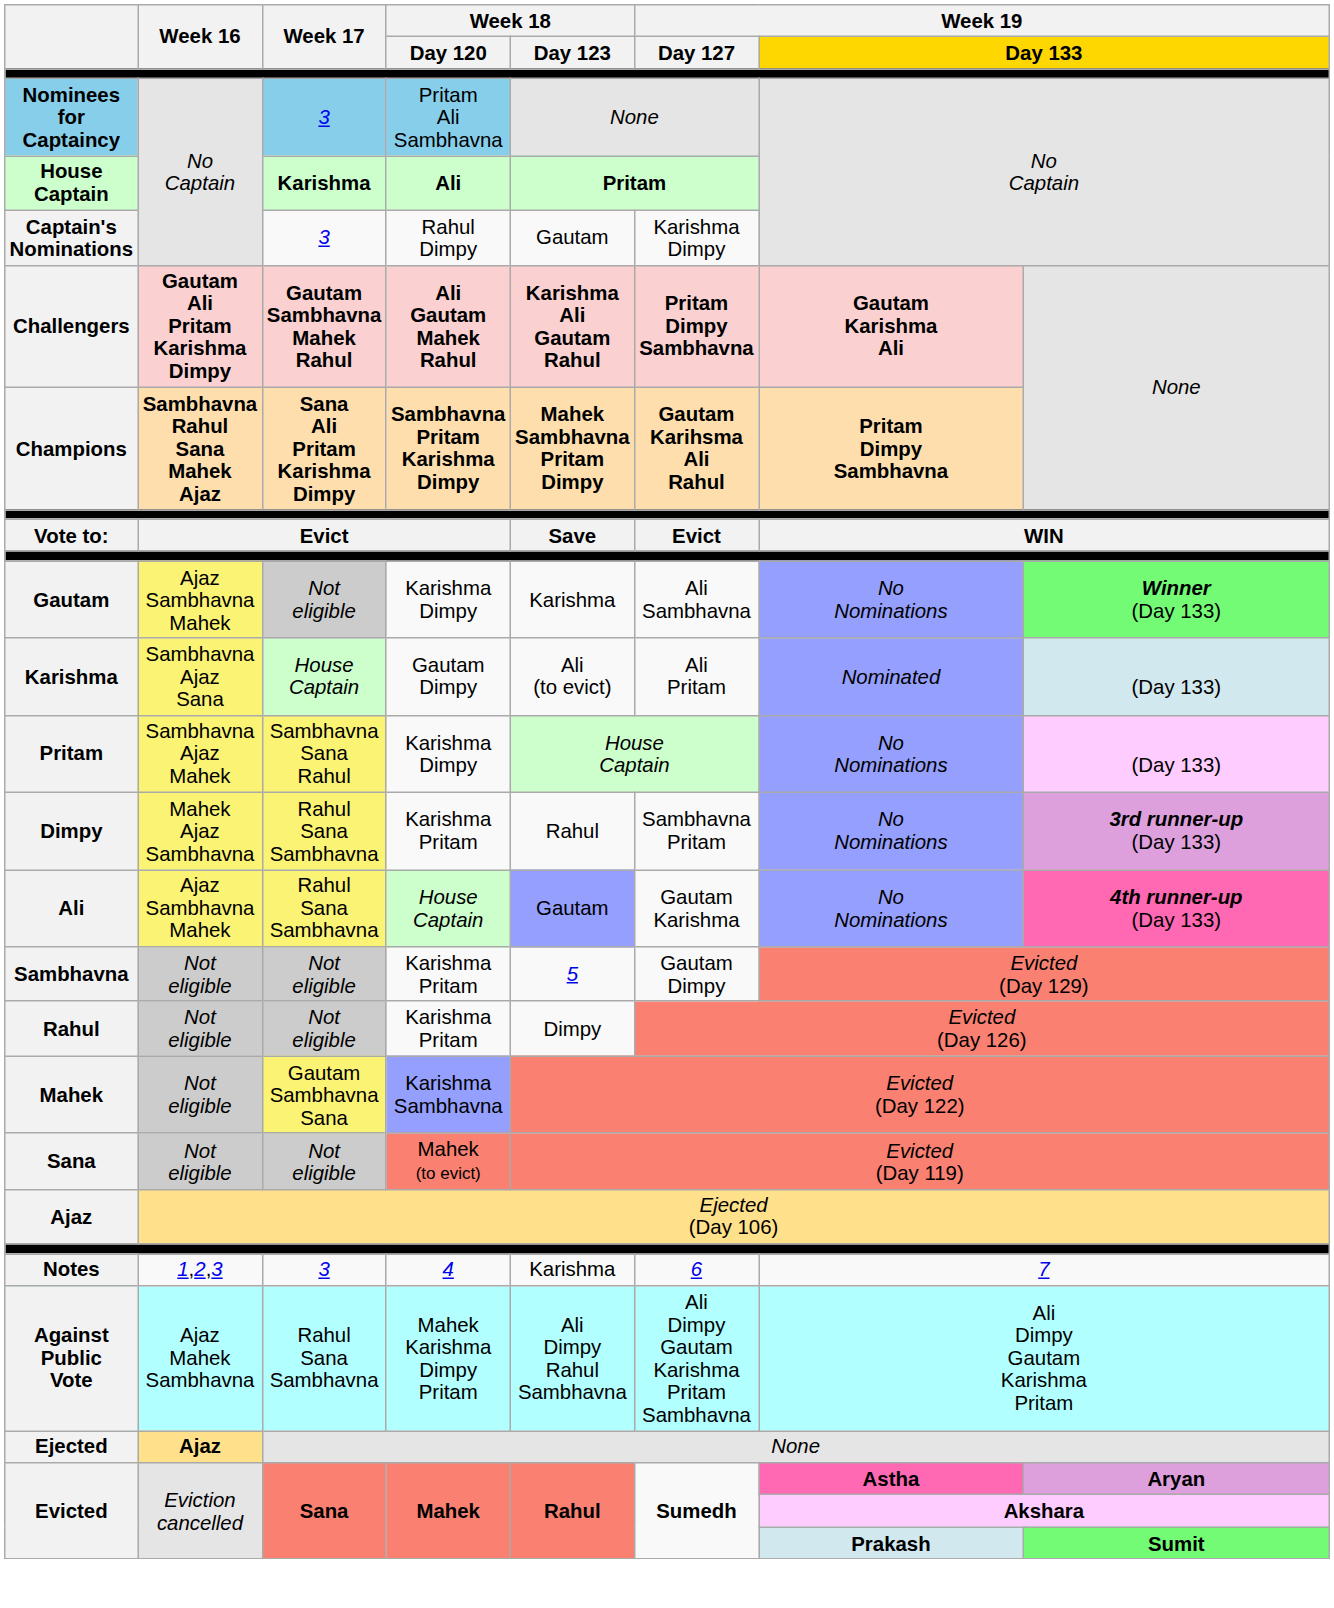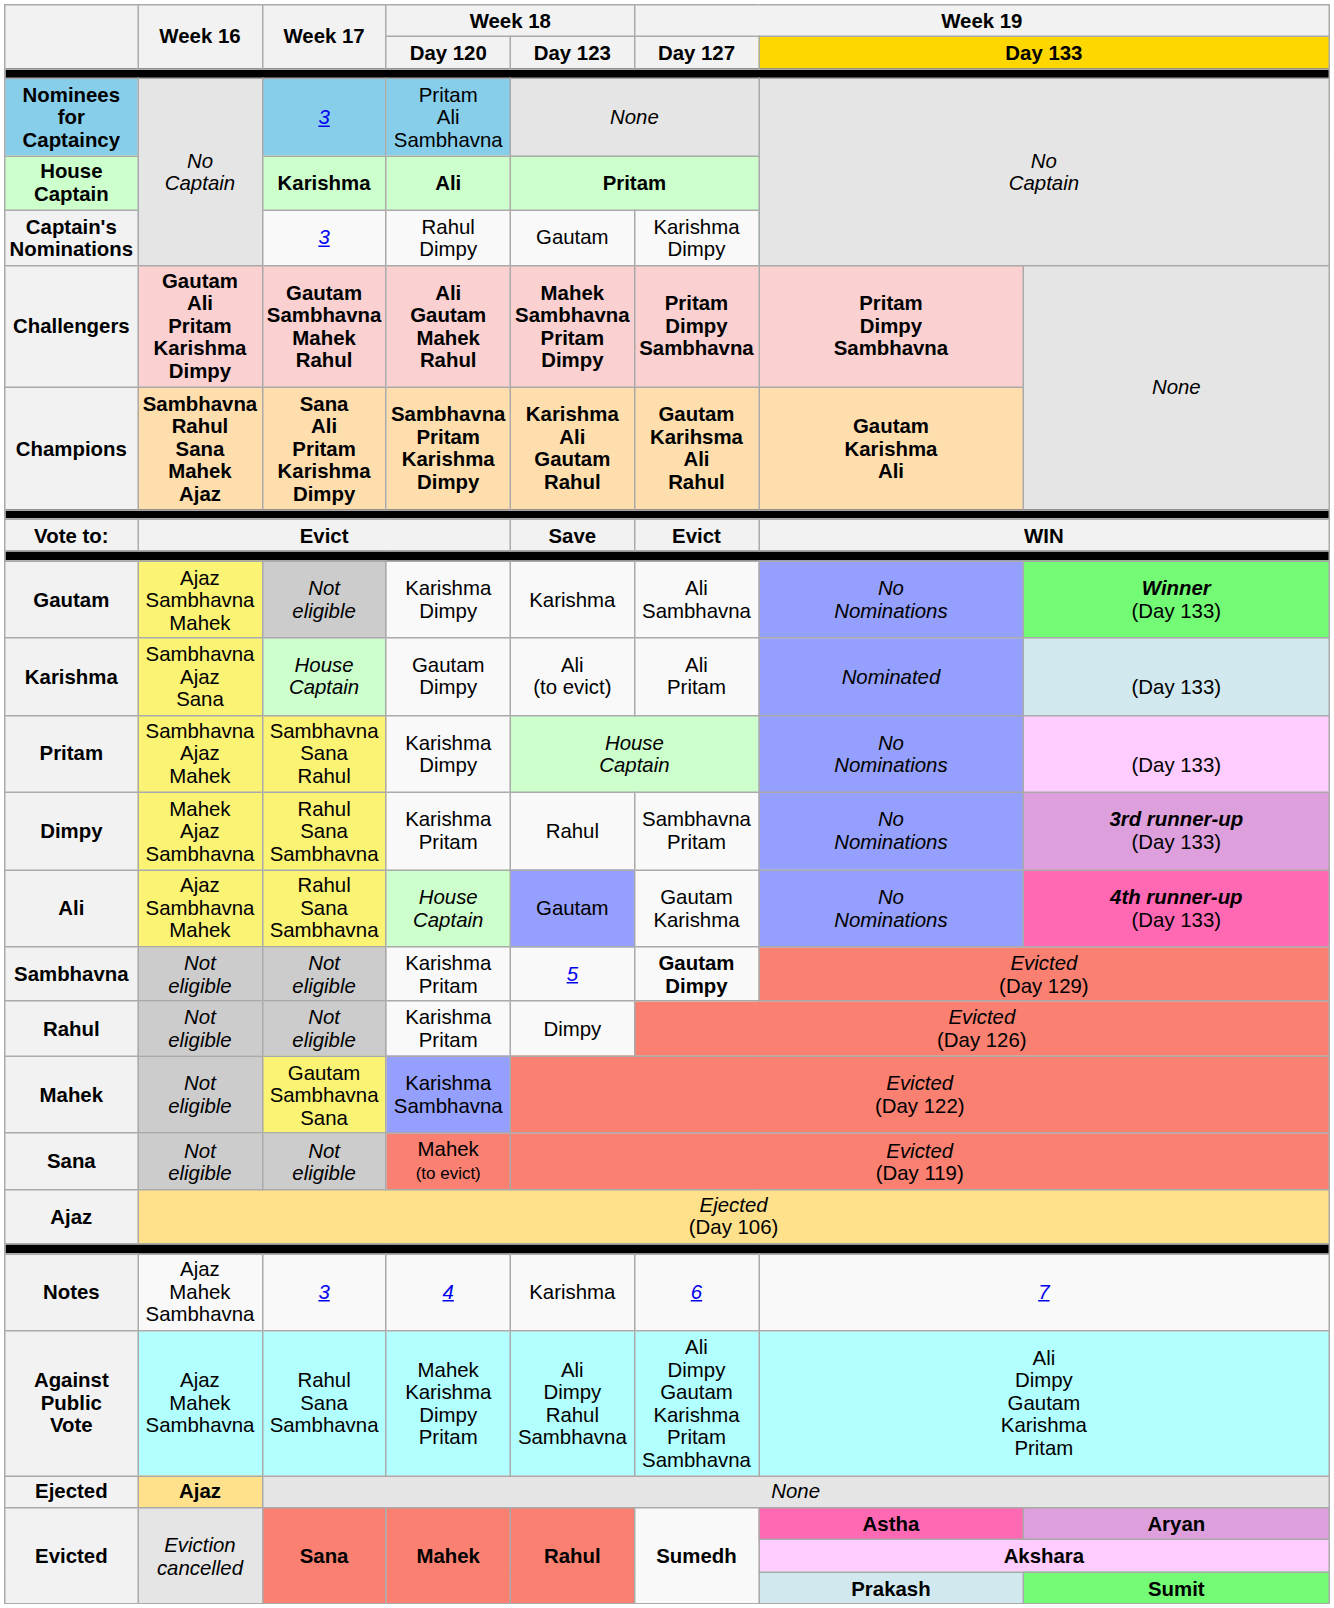(572, 326) Karishma Ali Gautam Rahul -> (572, 326) Mahek Sambhavna Pritam Dimpy
(891, 326) Gautam Karishma Ali -> (891, 326) Pritam Dimpy Sambhavna
(572, 448) Mahek Sambhavna Pritam Dimpy -> (572, 448) Karishma Ali Gautam Rahul
(891, 448) Pritam Dimpy Sambhavna -> (891, 448) Gautam Karishma Ali
(696, 974) normal -> (696, 974) bold
(200, 1269) 1,2,3 -> (200, 1292) Ajaz Mahek Sambhavna
